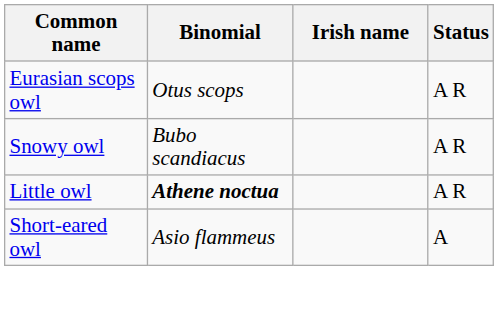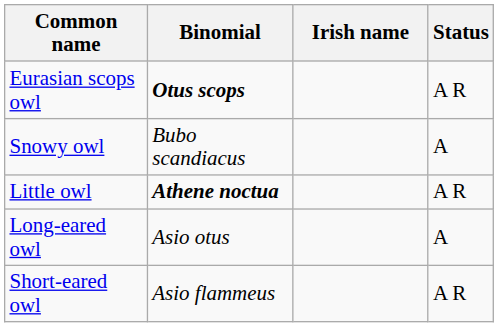(198, 89) normal -> (199, 89) bold
(450, 146) A R -> (441, 146) A
+ row: (58, 236)
(441, 236) A -> (450, 293) A R
